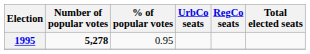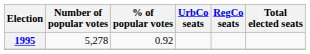(96, 40) bold -> (96, 40) normal
(164, 40) 0.95 -> (164, 40) 0.92
